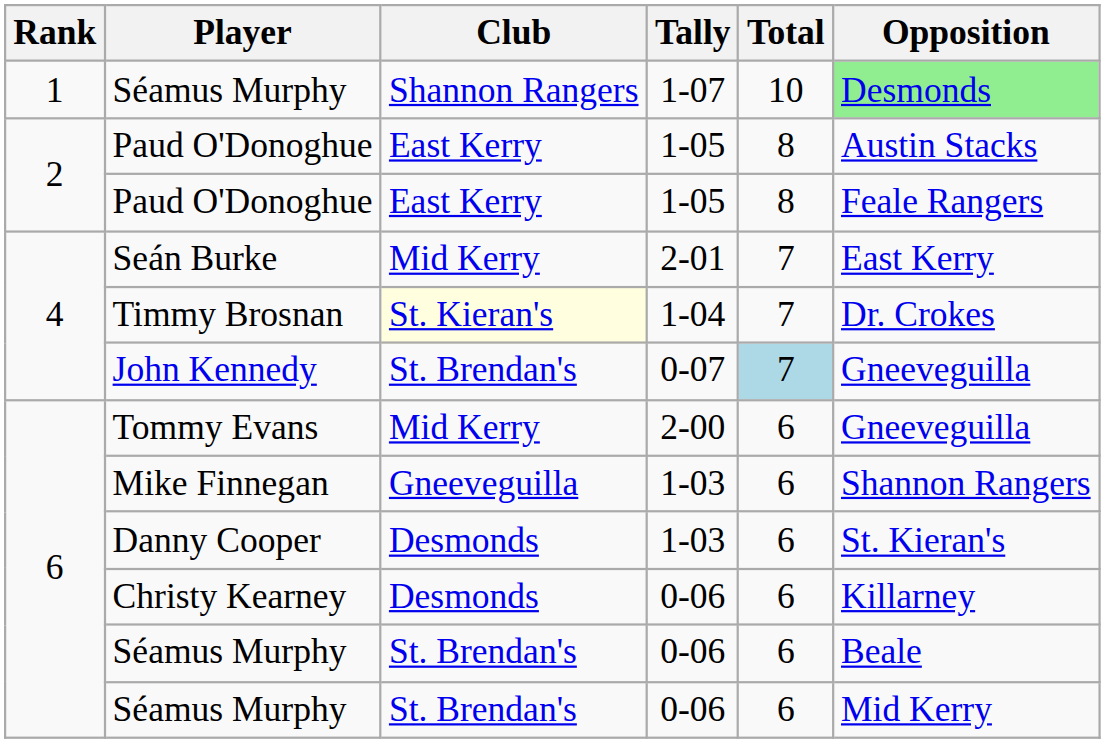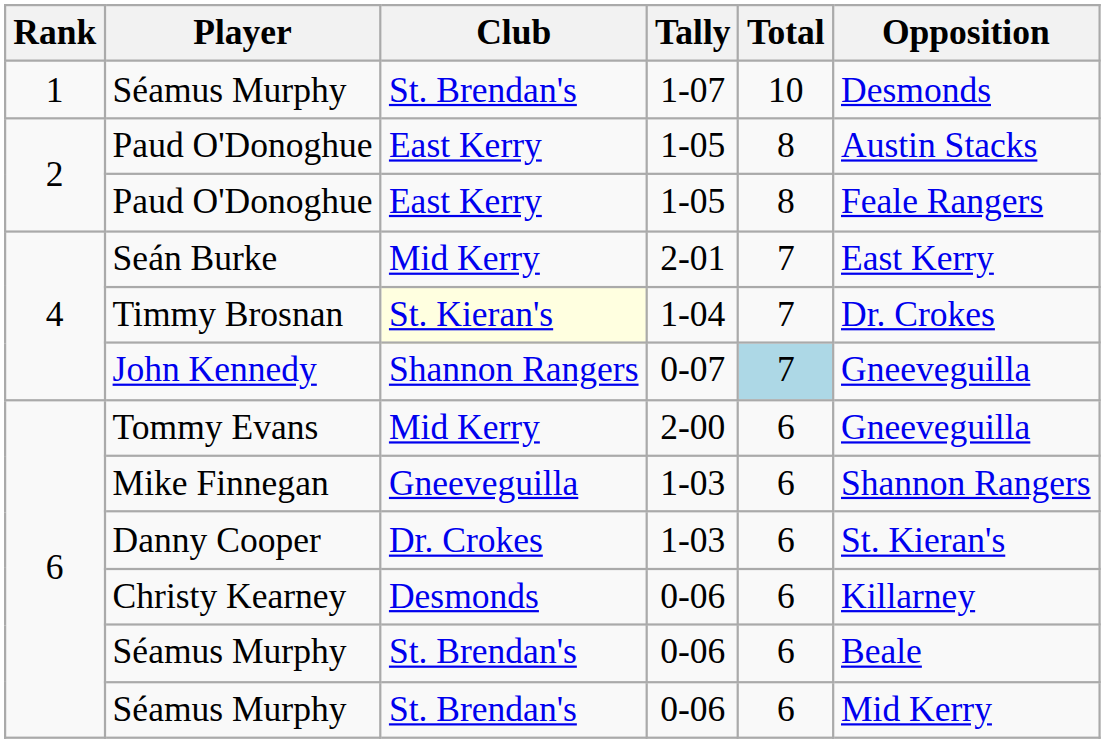(514, 88) Shannon Rangers -> (483, 88) St. Brendan's
(916, 88) lightgreen background -> (916, 88) no background
(483, 370) St. Brendan's -> (514, 370) Shannon Rangers
(464, 539) Desmonds -> (466, 539) Dr. Crokes
